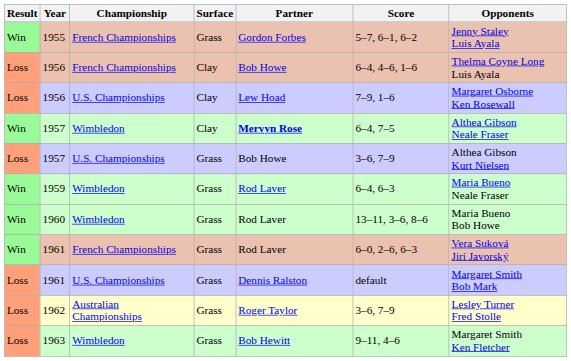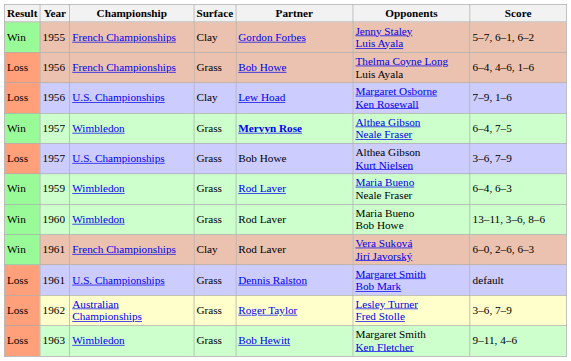columns swapped: (508, 13) <-> (401, 13)
(209, 37) Grass -> (207, 37) Clay
(207, 67) Clay -> (209, 67) Grass
(207, 128) Clay -> (209, 128) Grass
(209, 249) Grass -> (207, 249) Clay
